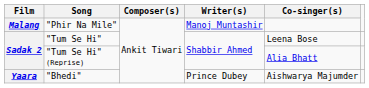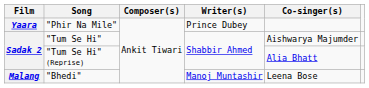(24, 25) Malang -> (24, 25) Yaara
(224, 25) Manoj Muntashir -> (217, 25) Prince Dubey
(292, 39) Leena Bose -> (312, 39) Aishwarya Majumder
(24, 76) Yaara -> (24, 76) Malang
(217, 76) Prince Dubey -> (224, 76) Manoj Muntashir
(312, 76) Aishwarya Majumder -> (292, 76) Leena Bose
